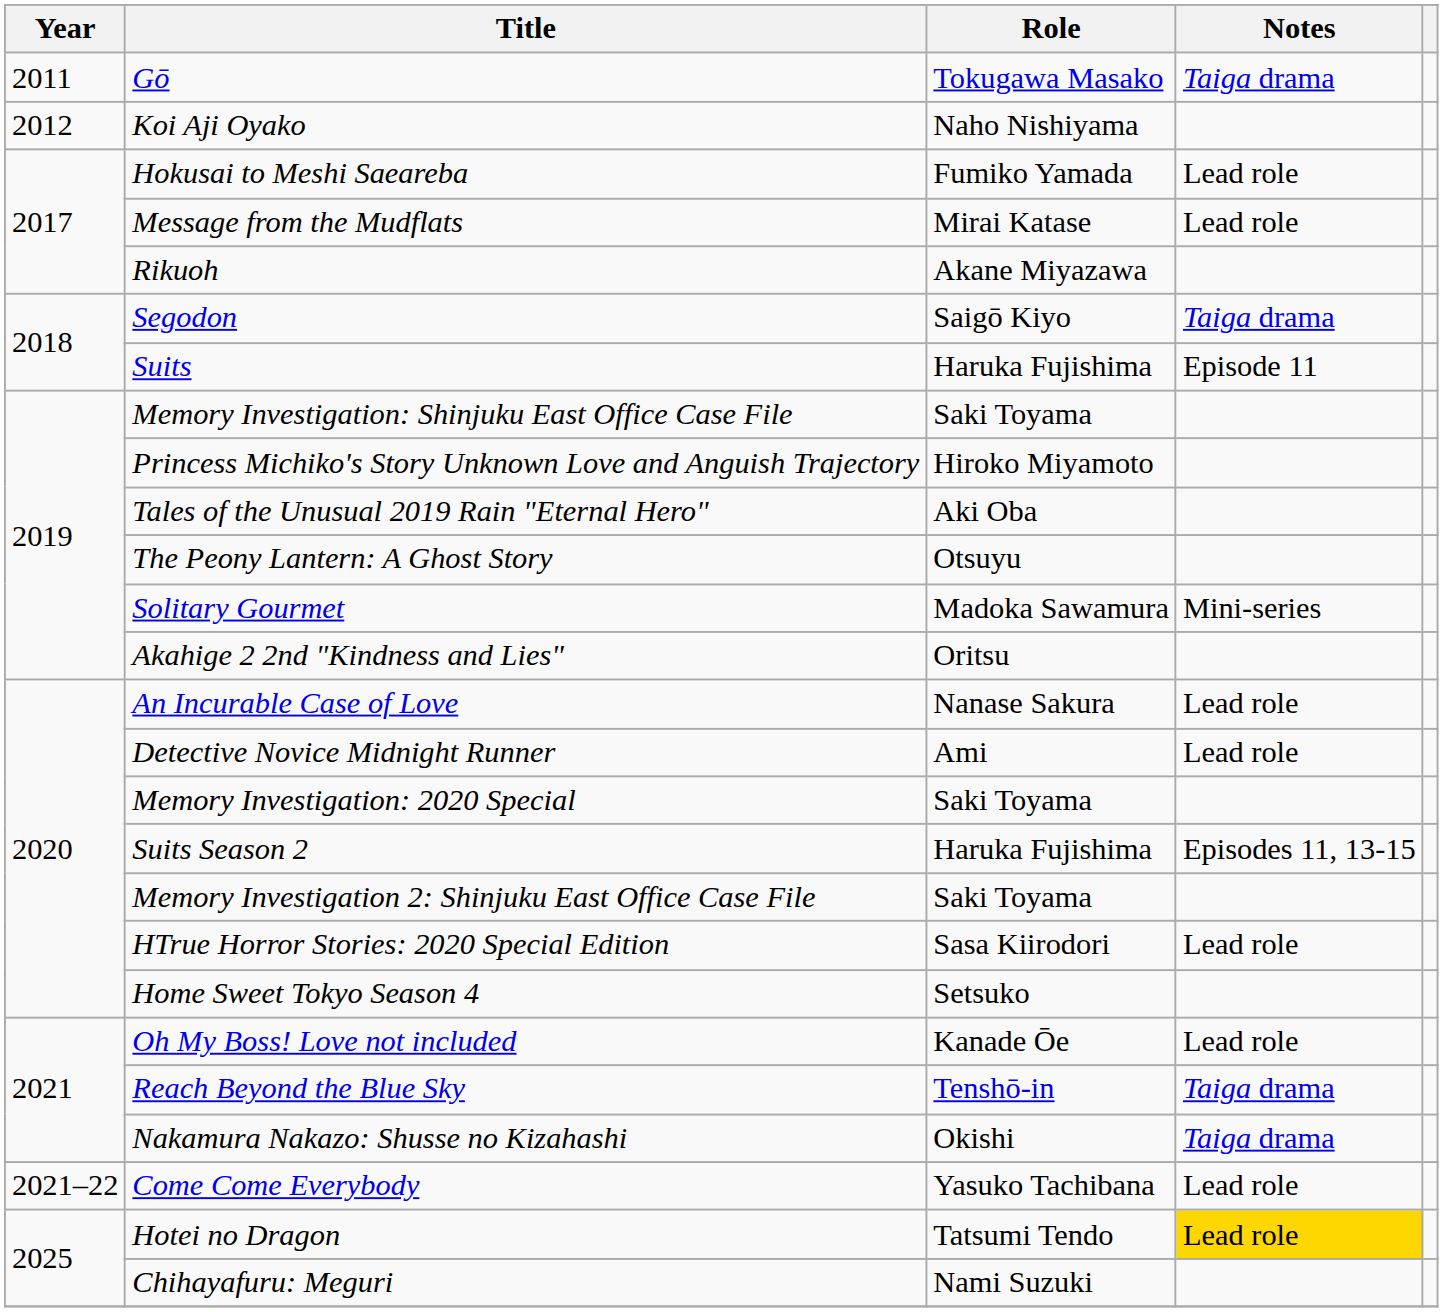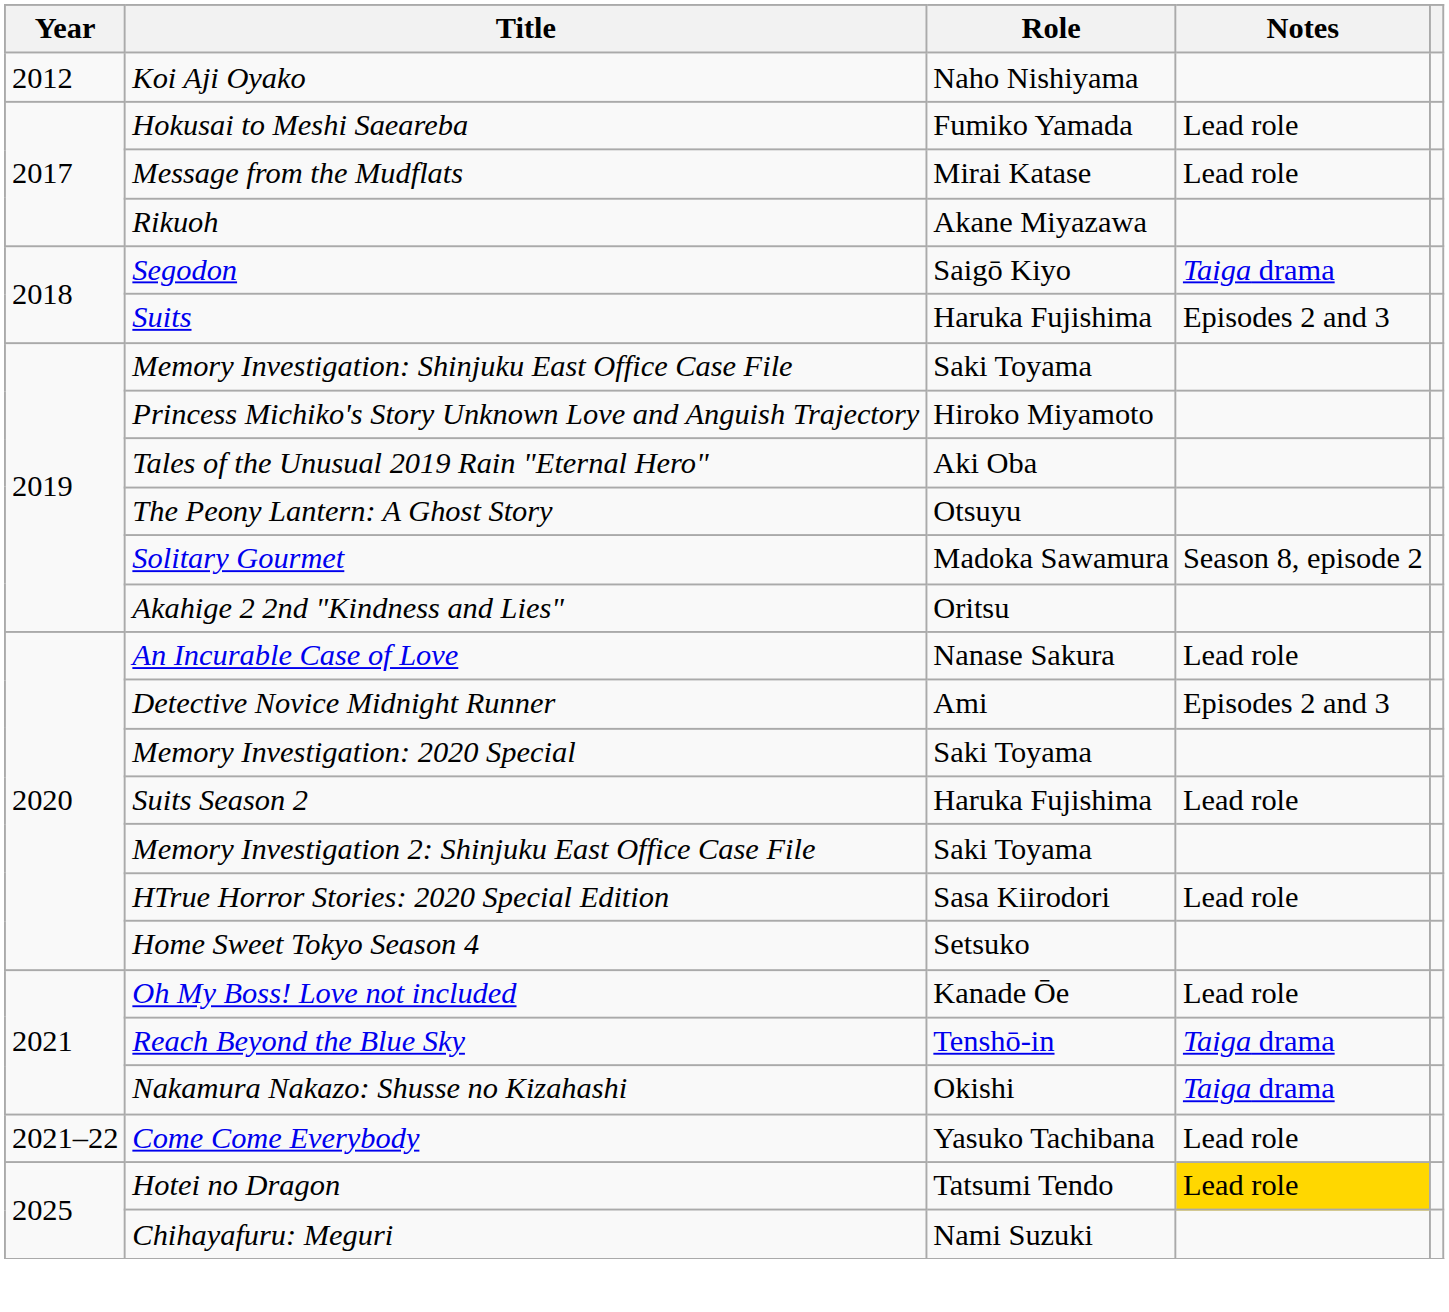- row: (151, 76)
(1250, 366) Episode 11 -> (1286, 317) Episodes 2 and 3
(1252, 607) Mini-series -> (1303, 558) Season 8, episode 2
(1241, 751) Lead role -> (1286, 703) Episodes 2 and 3
(1299, 848) Episodes 11, 13-15 -> (1241, 800) Lead role
